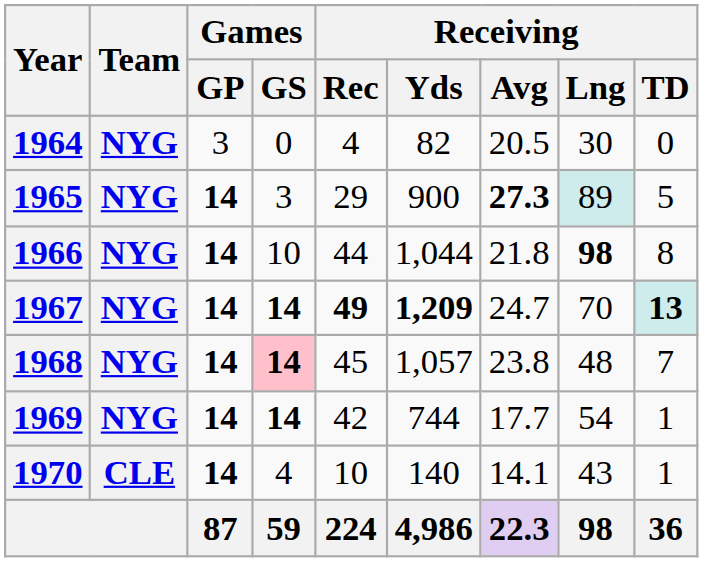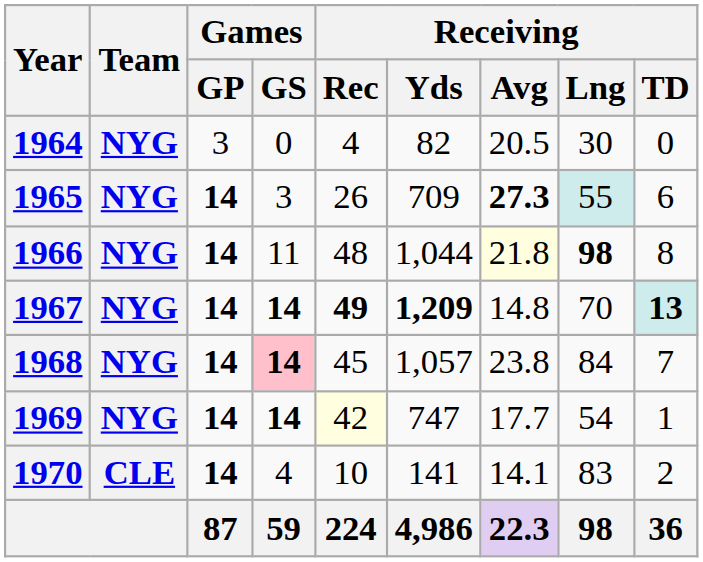(351, 197) 29 -> (351, 197) 26
(434, 197) 900 -> (434, 197) 709
(595, 197) 89 -> (595, 197) 55
(666, 197) 5 -> (666, 197) 6
(284, 252) 10 -> (284, 252) 11
(351, 252) 44 -> (351, 252) 48
(519, 252) no background -> (519, 252) lightyellow background
(519, 307) 24.7 -> (519, 307) 14.8
(595, 362) 48 -> (595, 362) 84
(351, 417) no background -> (351, 417) lightyellow background
(434, 417) 744 -> (434, 417) 747
(434, 472) 140 -> (434, 472) 141
(595, 472) 43 -> (595, 472) 83
(666, 472) 1 -> (666, 472) 2
